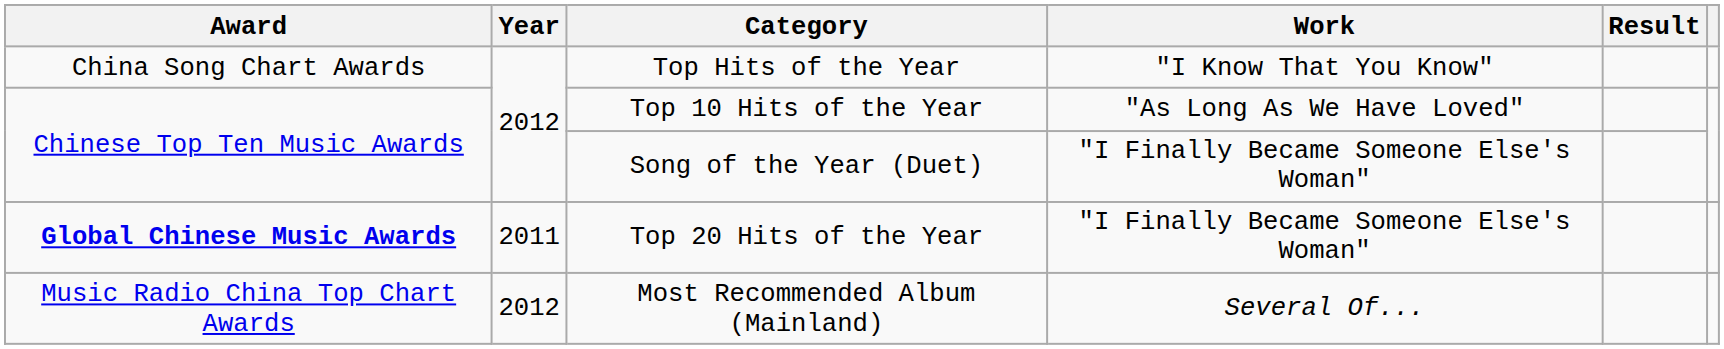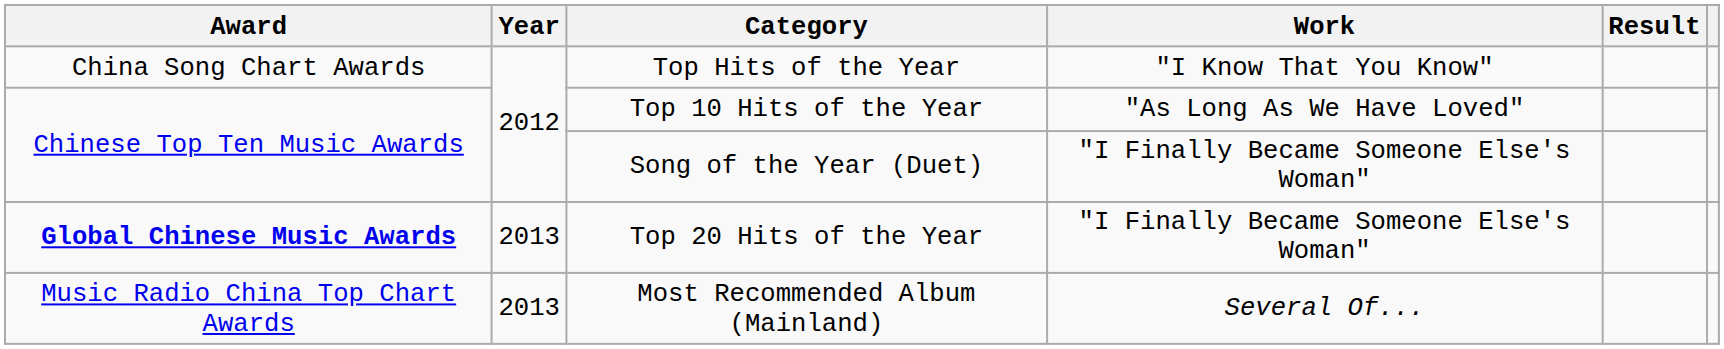(529, 237) 2011 -> (529, 237) 2013
(529, 308) 2012 -> (529, 308) 2013
